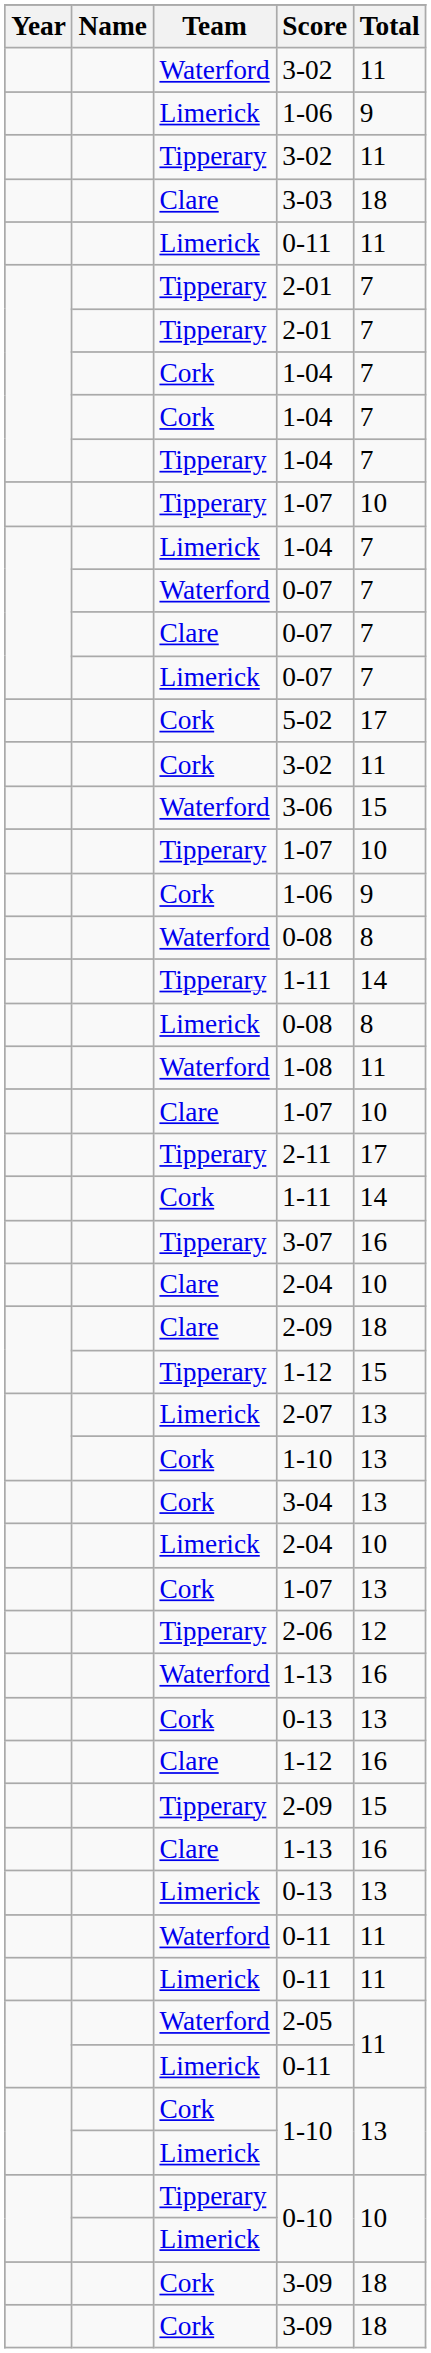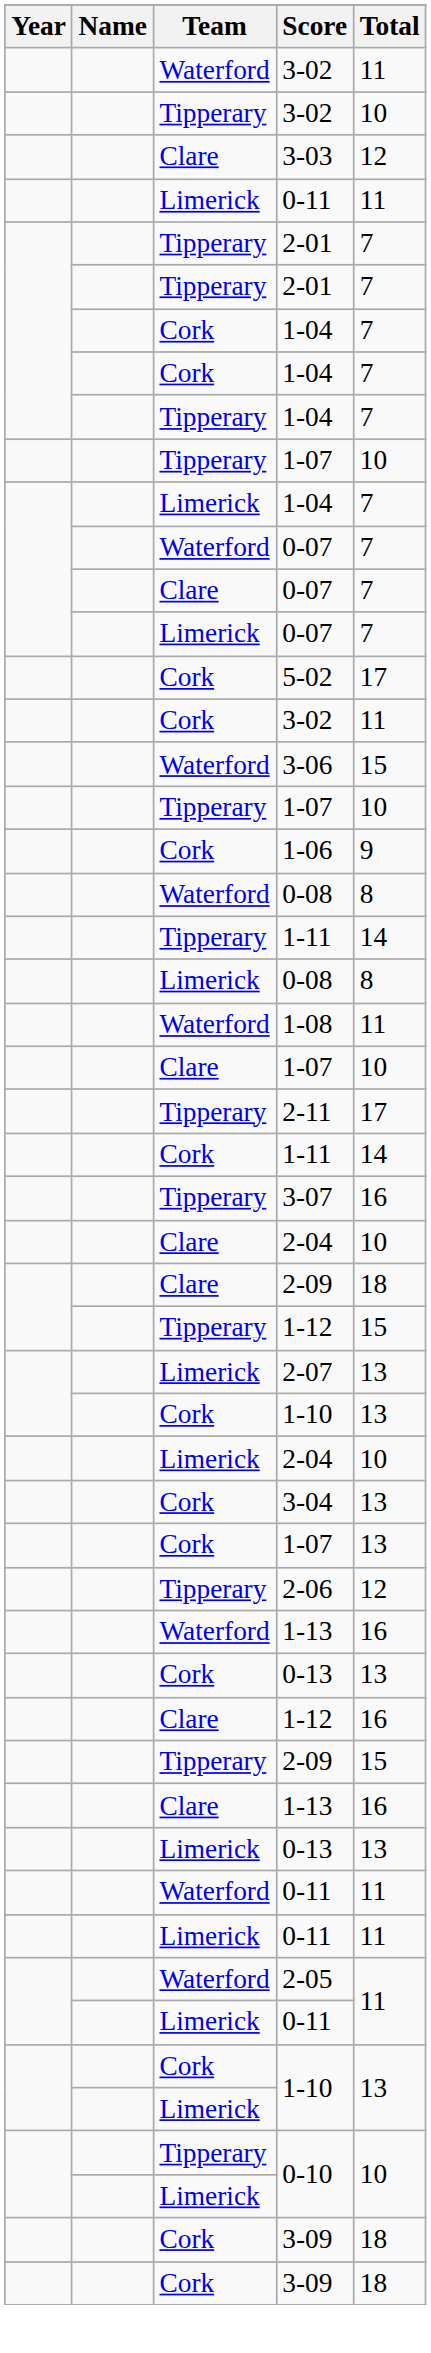- row: (210, 112)
(373, 156) 11 -> (373, 112) 10
(373, 199) 18 -> (373, 156) 12
rows swapped: (210, 1544) <-> (187, 1501)
